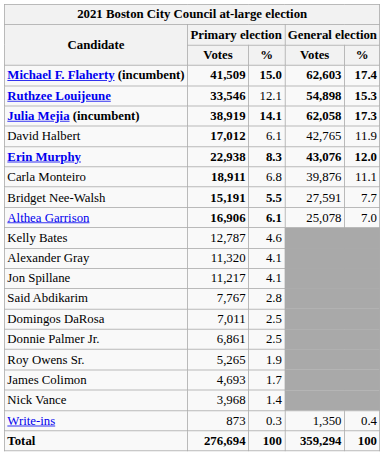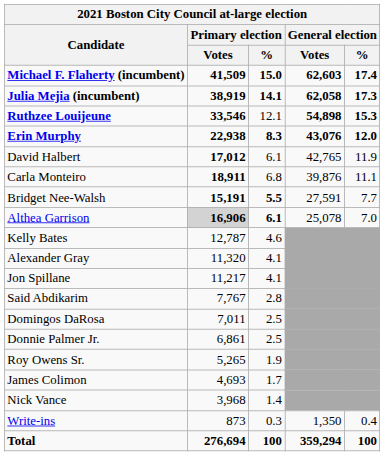rows swapped: (73, 116) <-> (59, 95)
rows swapped: (44, 156) <-> (44, 136)
(228, 217) no background -> (228, 217) lightgrey background
